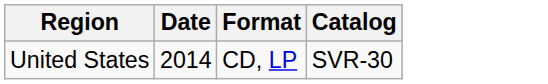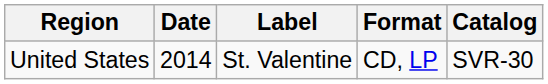+ column: (287, 22)
